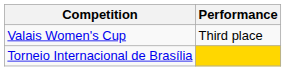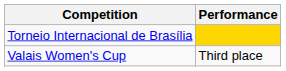rows swapped: (100, 55) <-> (67, 35)
